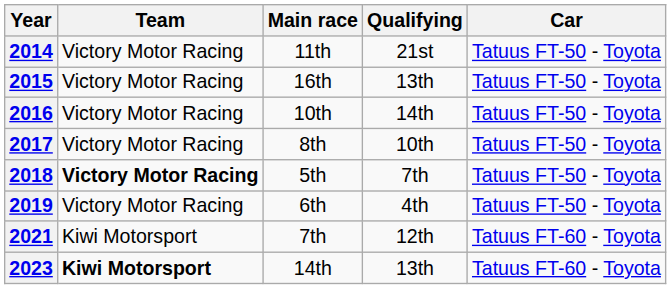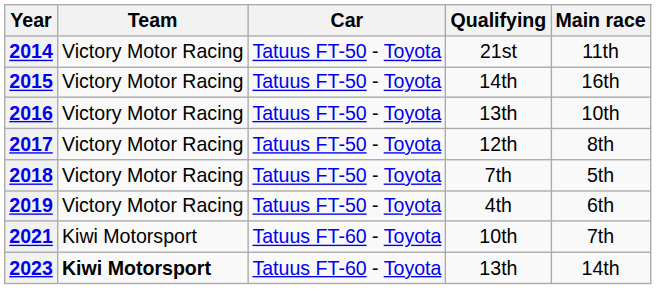columns swapped: (566, 21) <-> (313, 21)
(415, 82) 13th -> (498, 82) 14th
(415, 113) 14th -> (498, 113) 13th
(415, 144) 10th -> (498, 144) 12th
(160, 175) bold -> (153, 175) normal
(415, 237) 12th -> (498, 237) 10th
